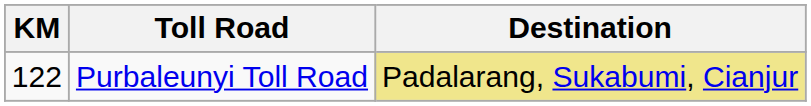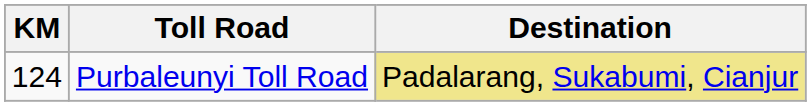(37, 76) 122 -> (37, 76) 124
